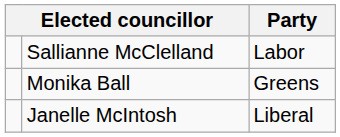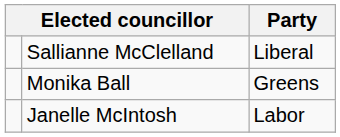(279, 52) Labor -> (283, 52) Liberal
(283, 115) Liberal -> (279, 115) Labor
